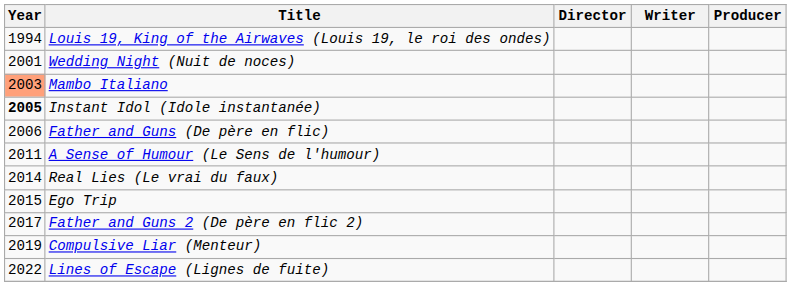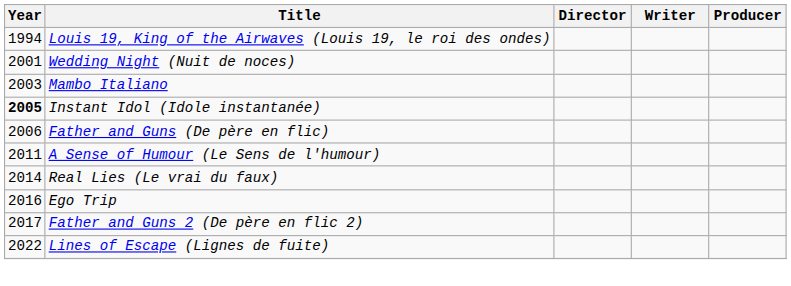(25, 85) lightsalmon background -> (25, 85) no background
(25, 201) 2015 -> (25, 201) 2016
- row: (155, 247)
